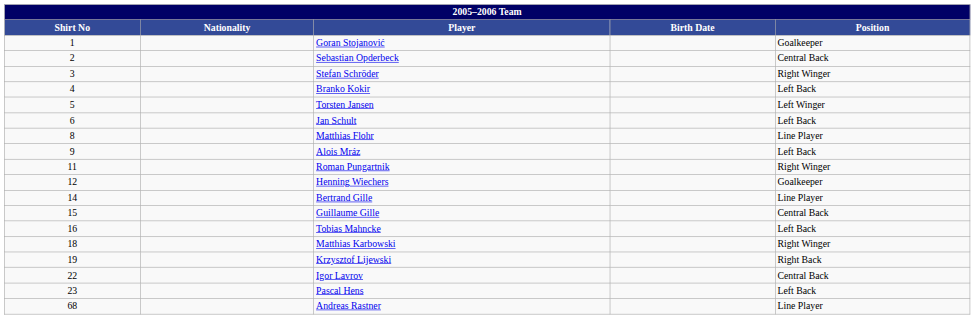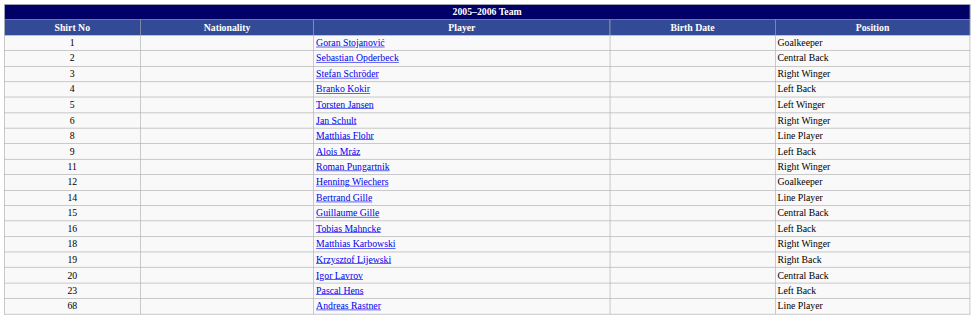(797, 120) Left Back -> (804, 120) Right Winger
(72, 275) 22 -> (72, 275) 20
